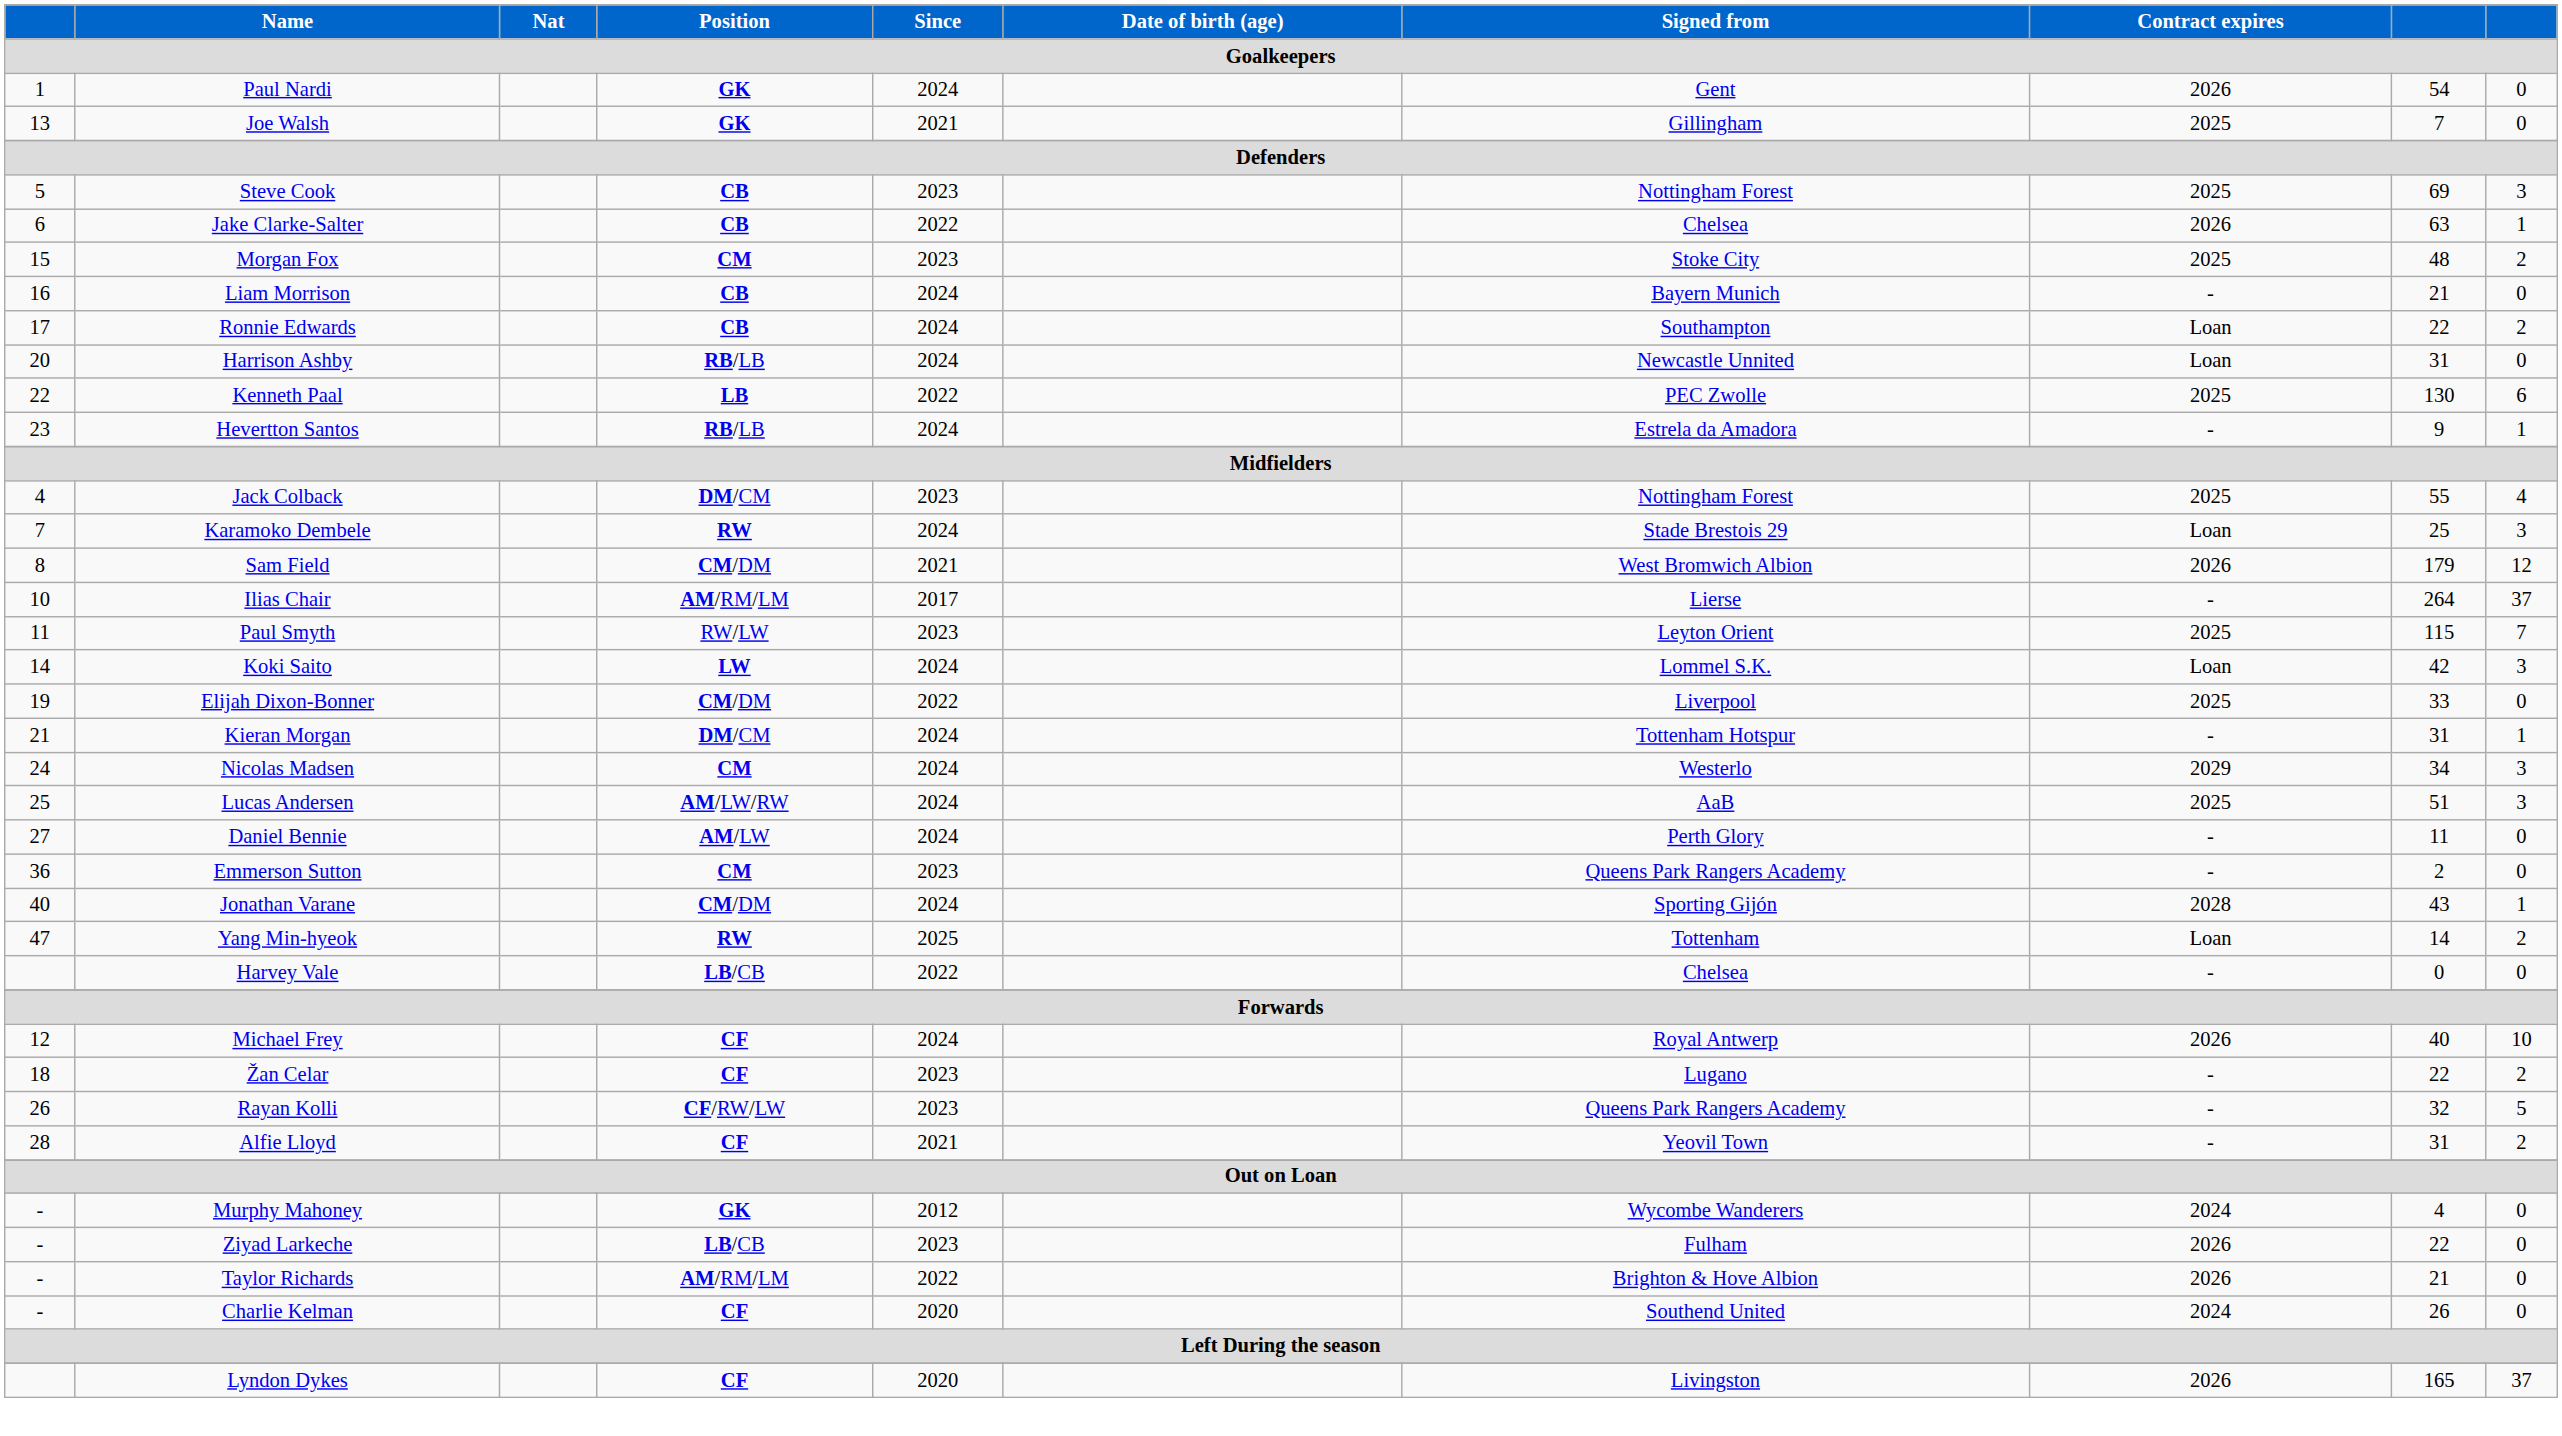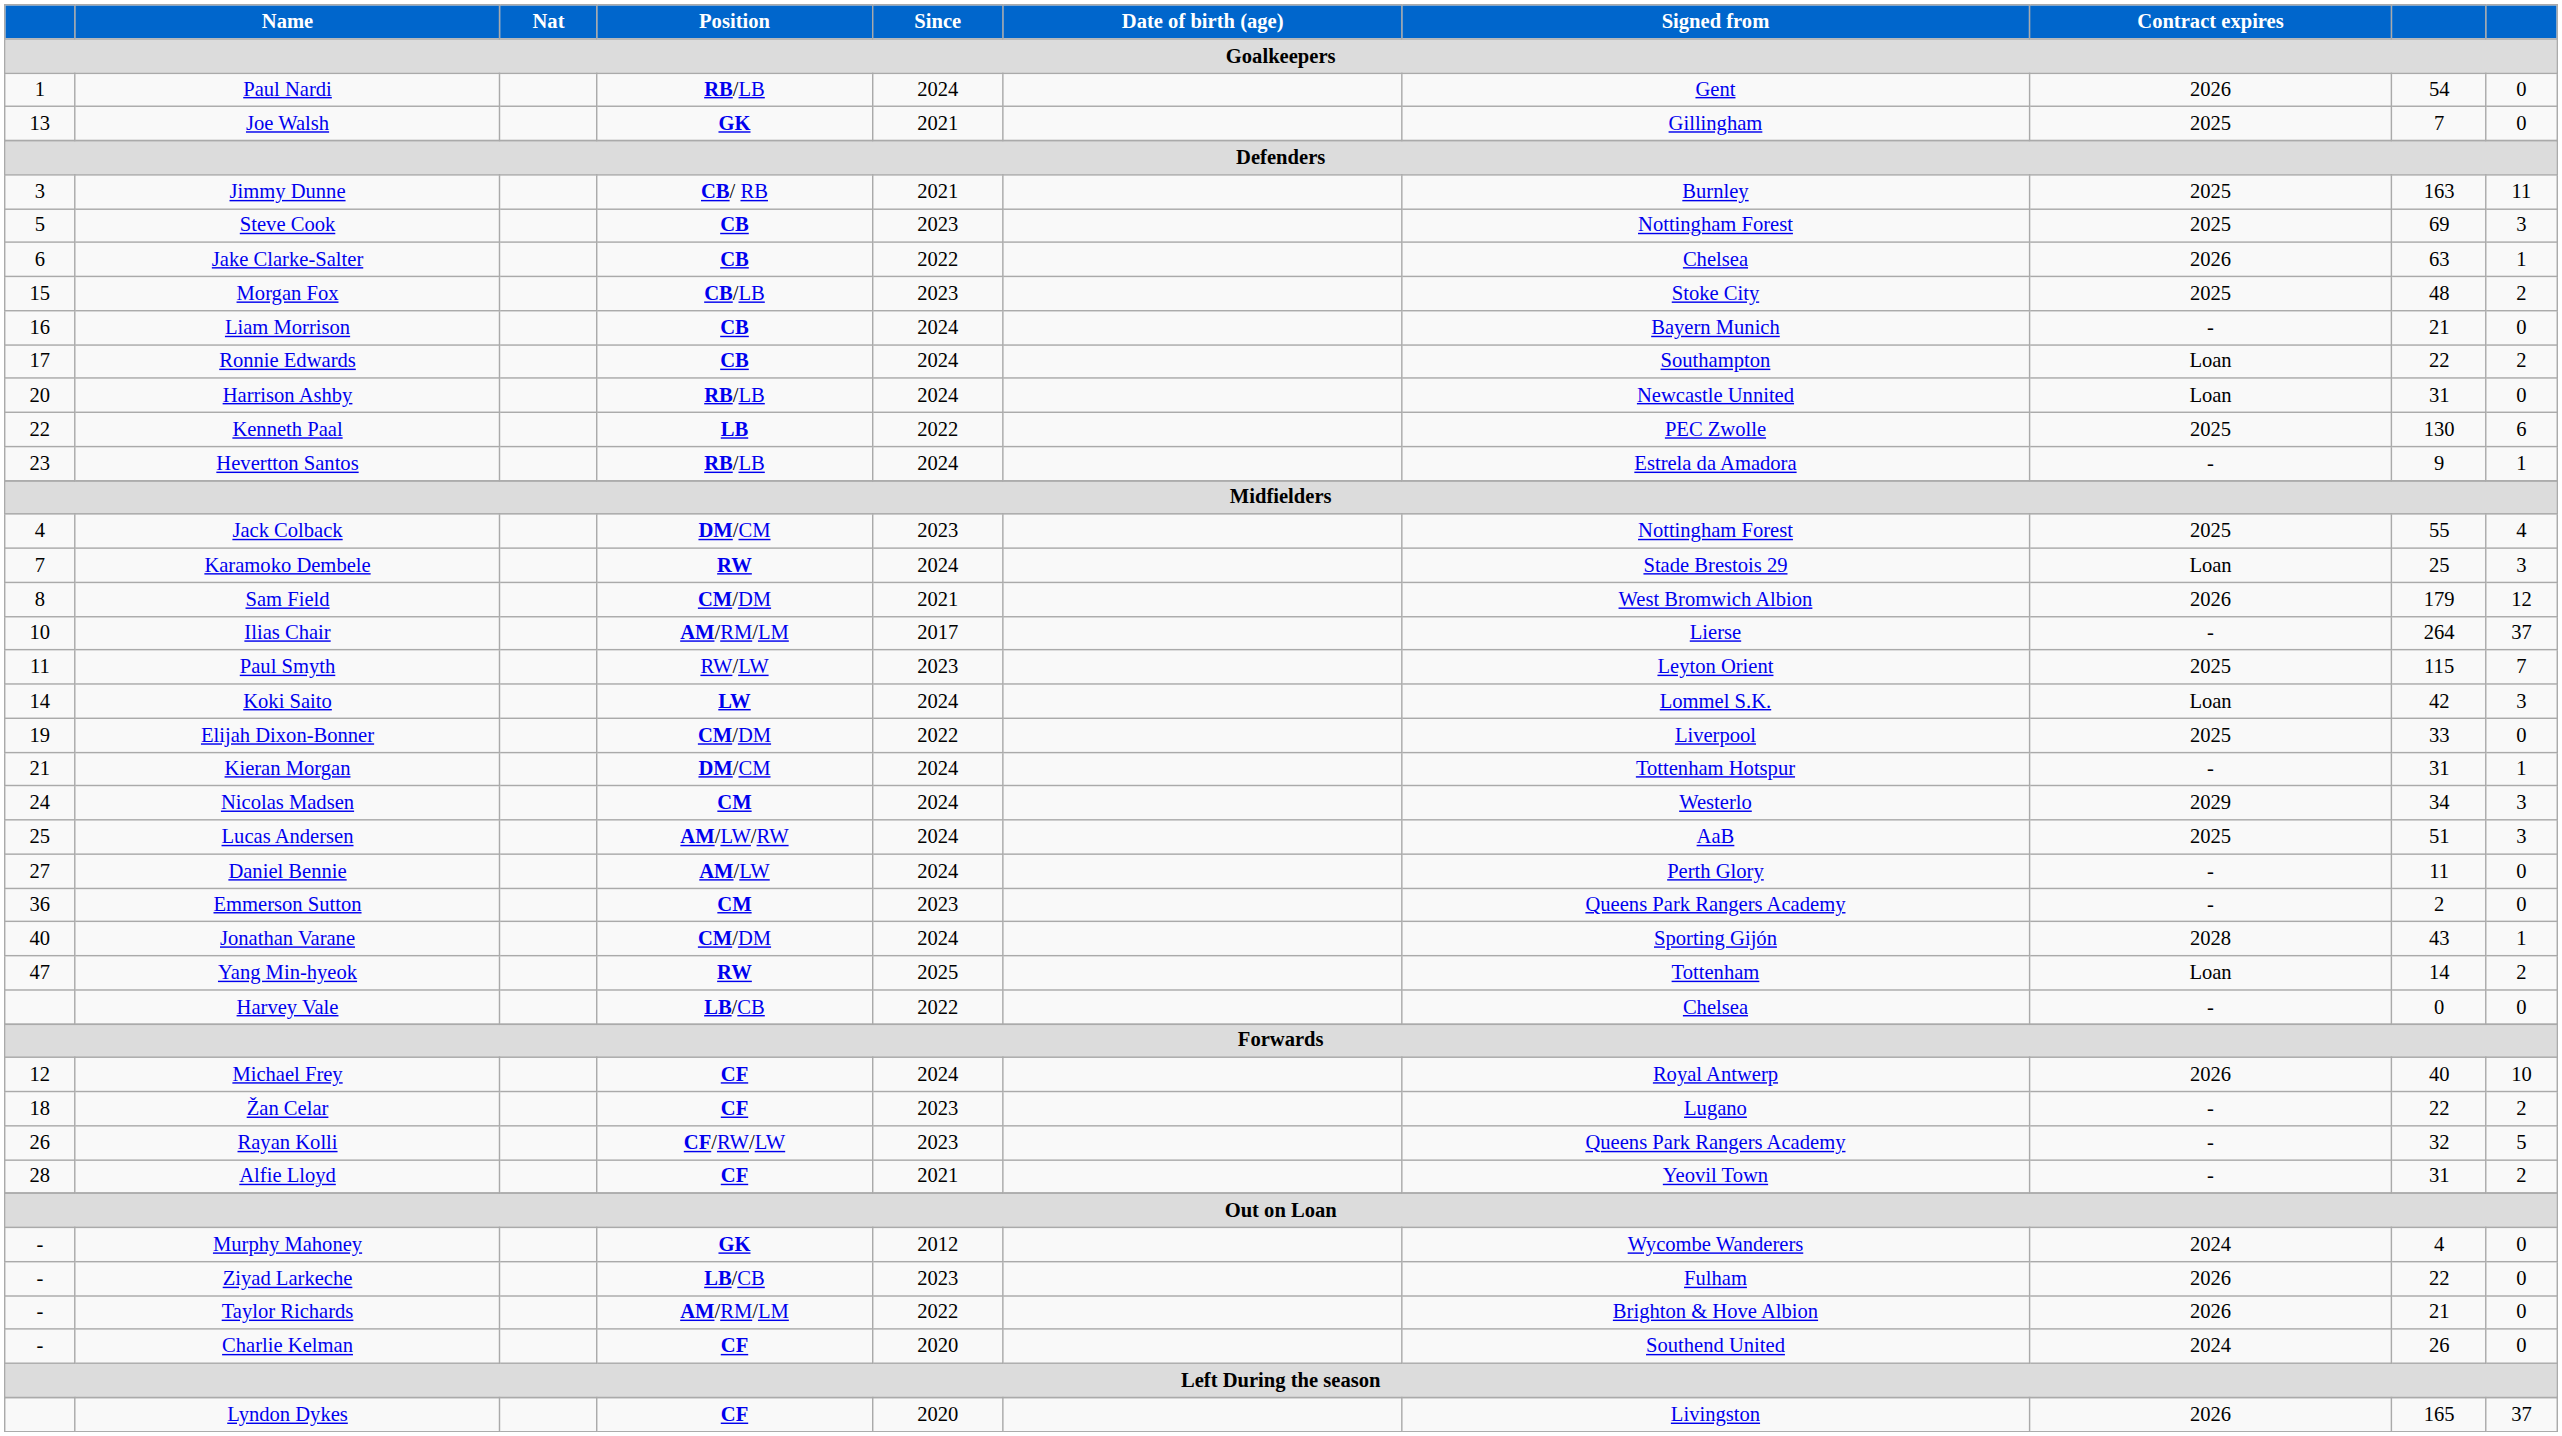(734, 89) GK -> (734, 89) RB/LB
+ row: (288, 191)
(734, 259) CM -> (734, 293) CB/LB
